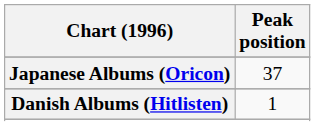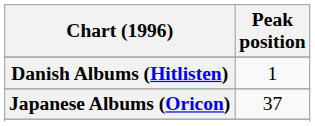rows swapped: (120, 103) <-> (120, 72)
